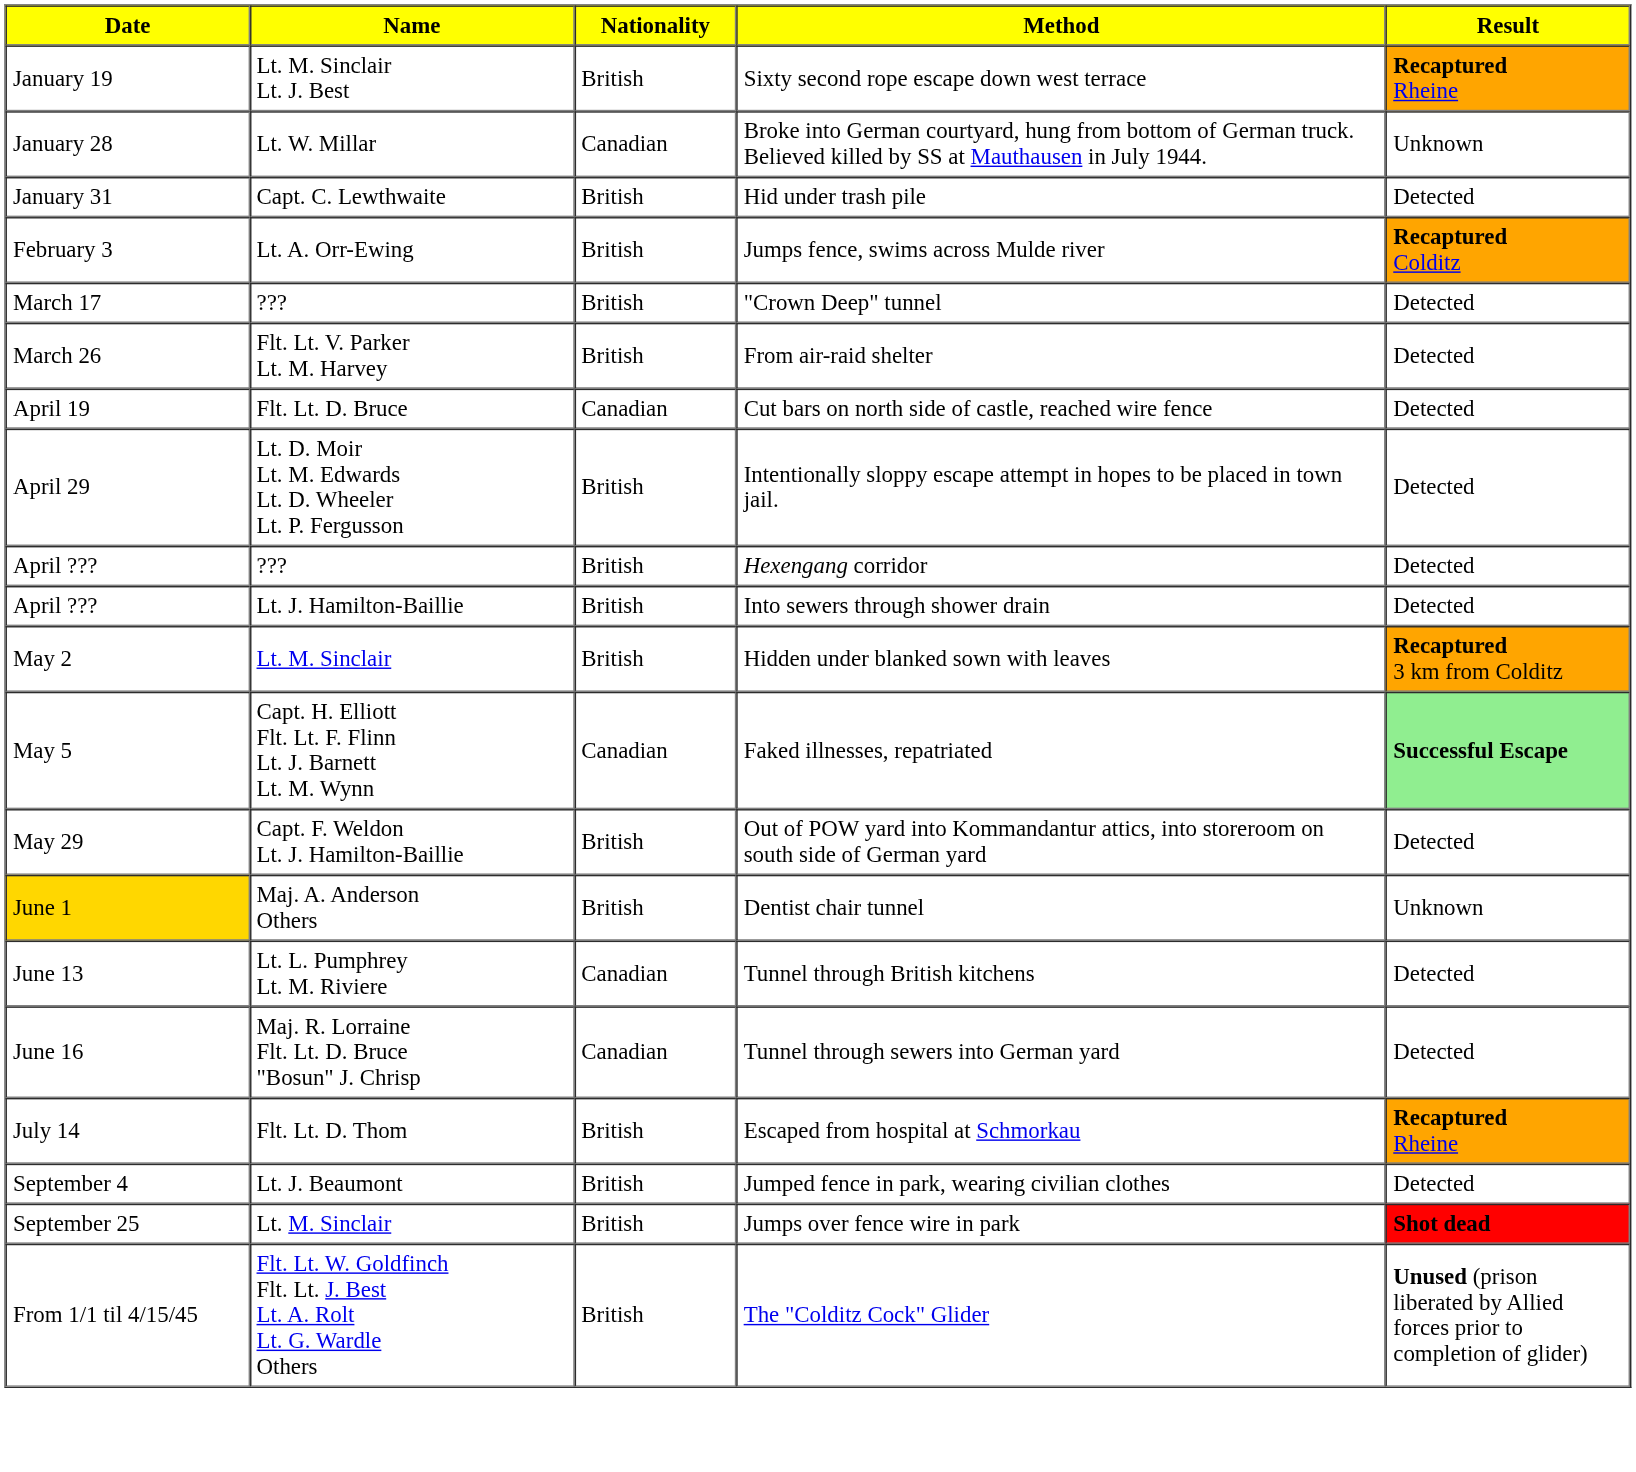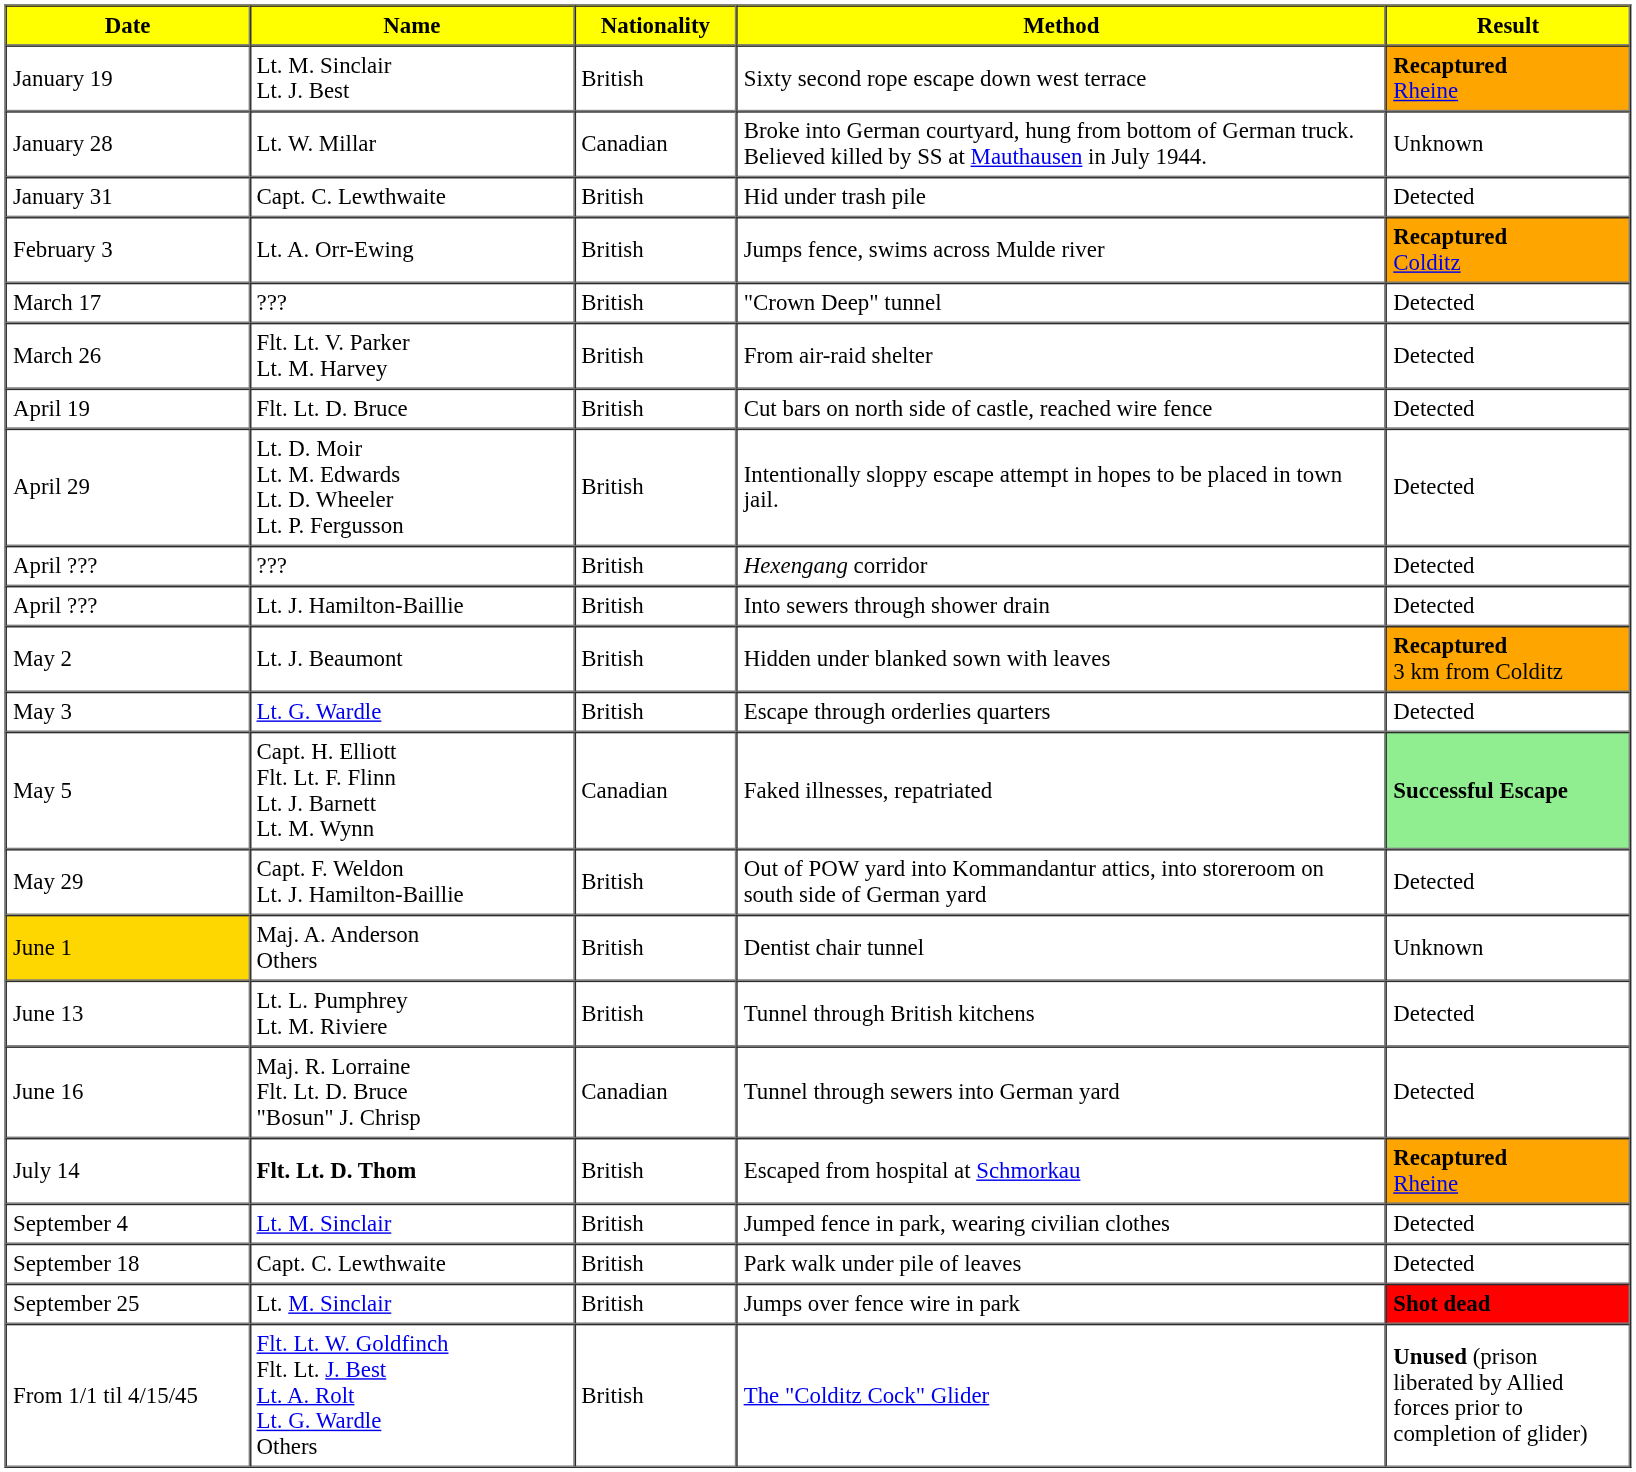(624, 408) Canadian -> (612, 408) British
(324, 658) Lt. M. Sinclair -> (330, 658) Lt. J. Beaumont
+ row: (897, 711)
(624, 973) Canadian -> (612, 1013) British
(332, 1130) normal -> (336, 1170) bold
(330, 1183) Lt. J. Beaumont -> (324, 1223) Lt. M. Sinclair
+ row: (882, 1263)
